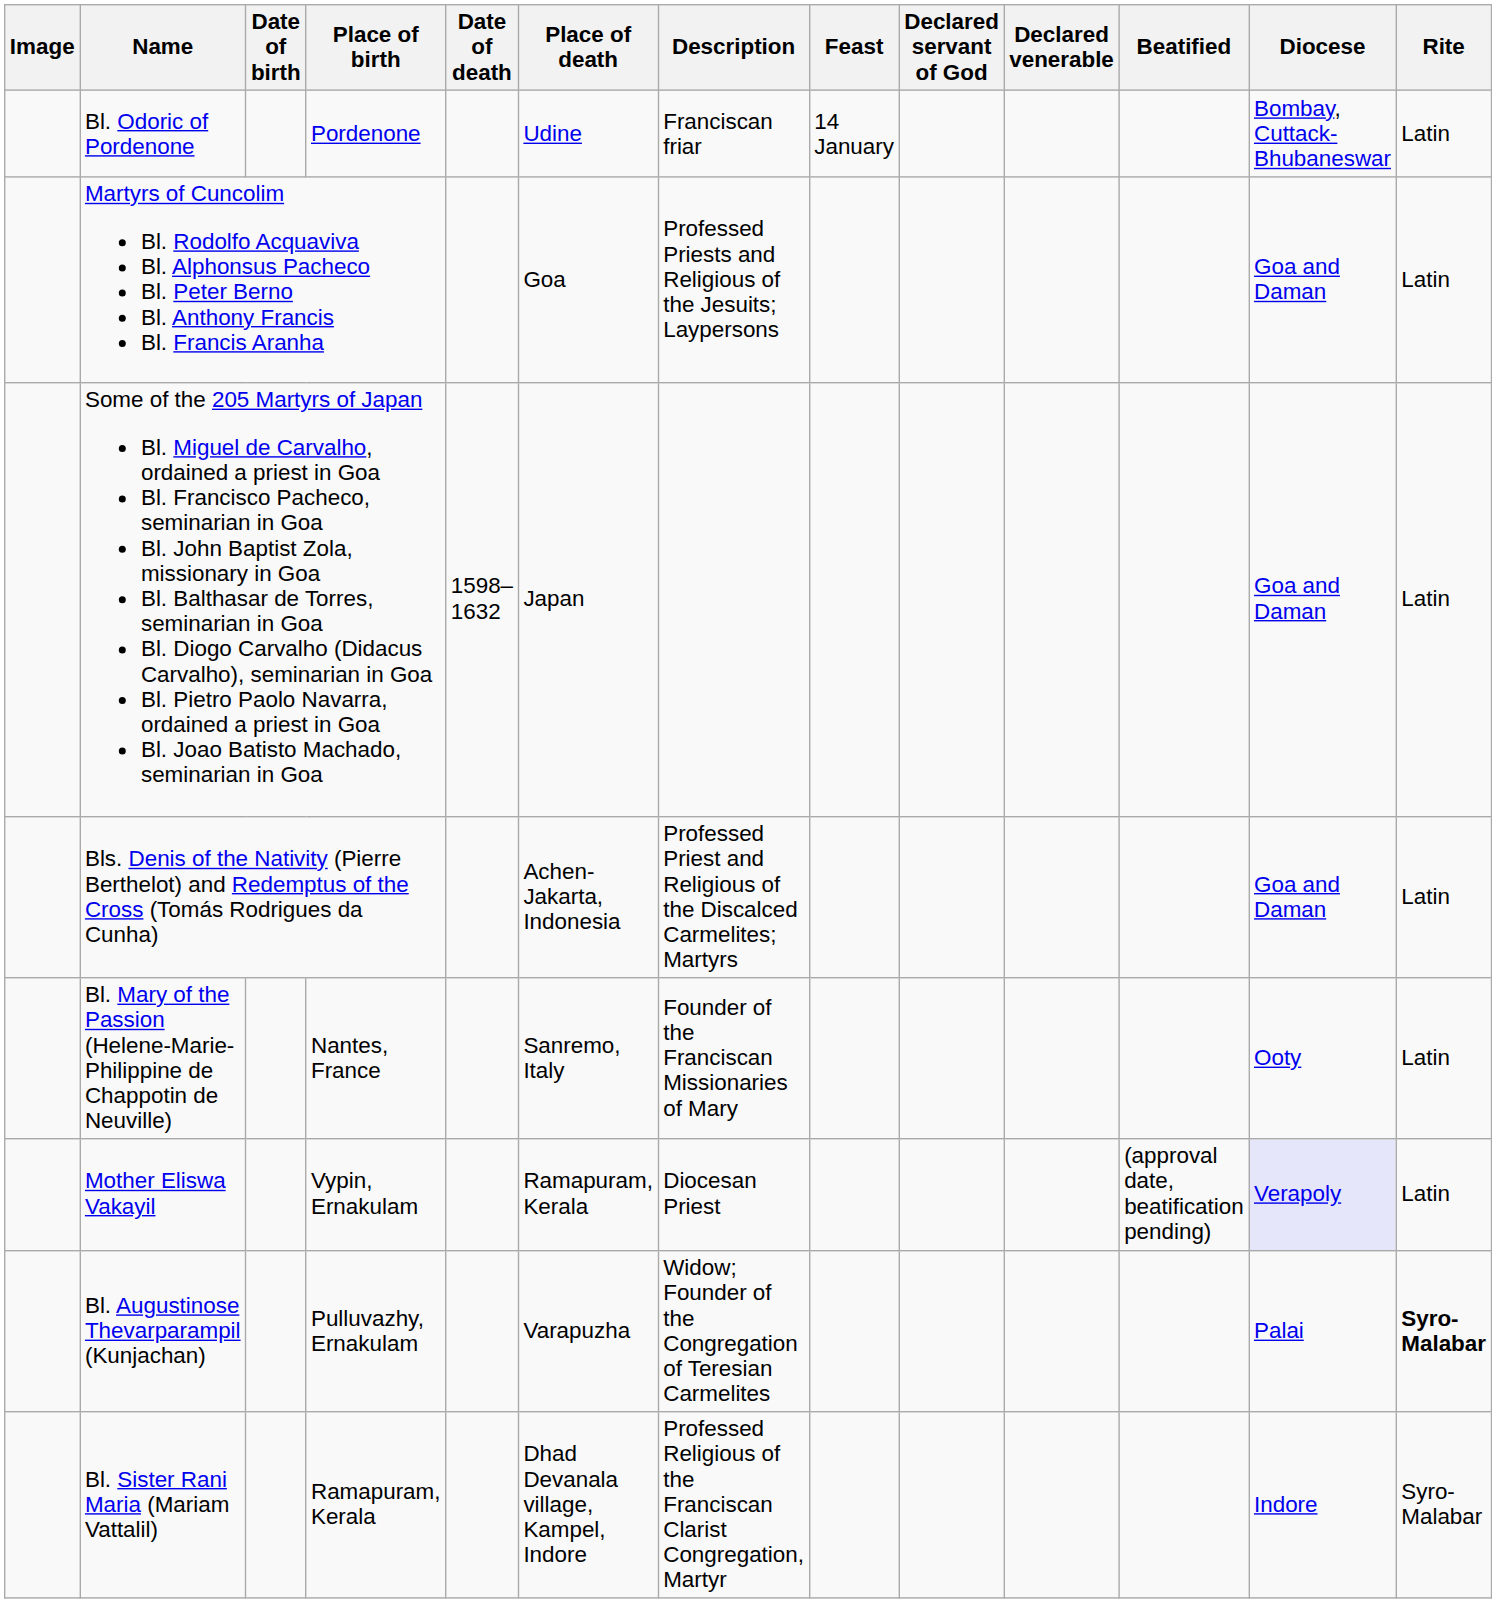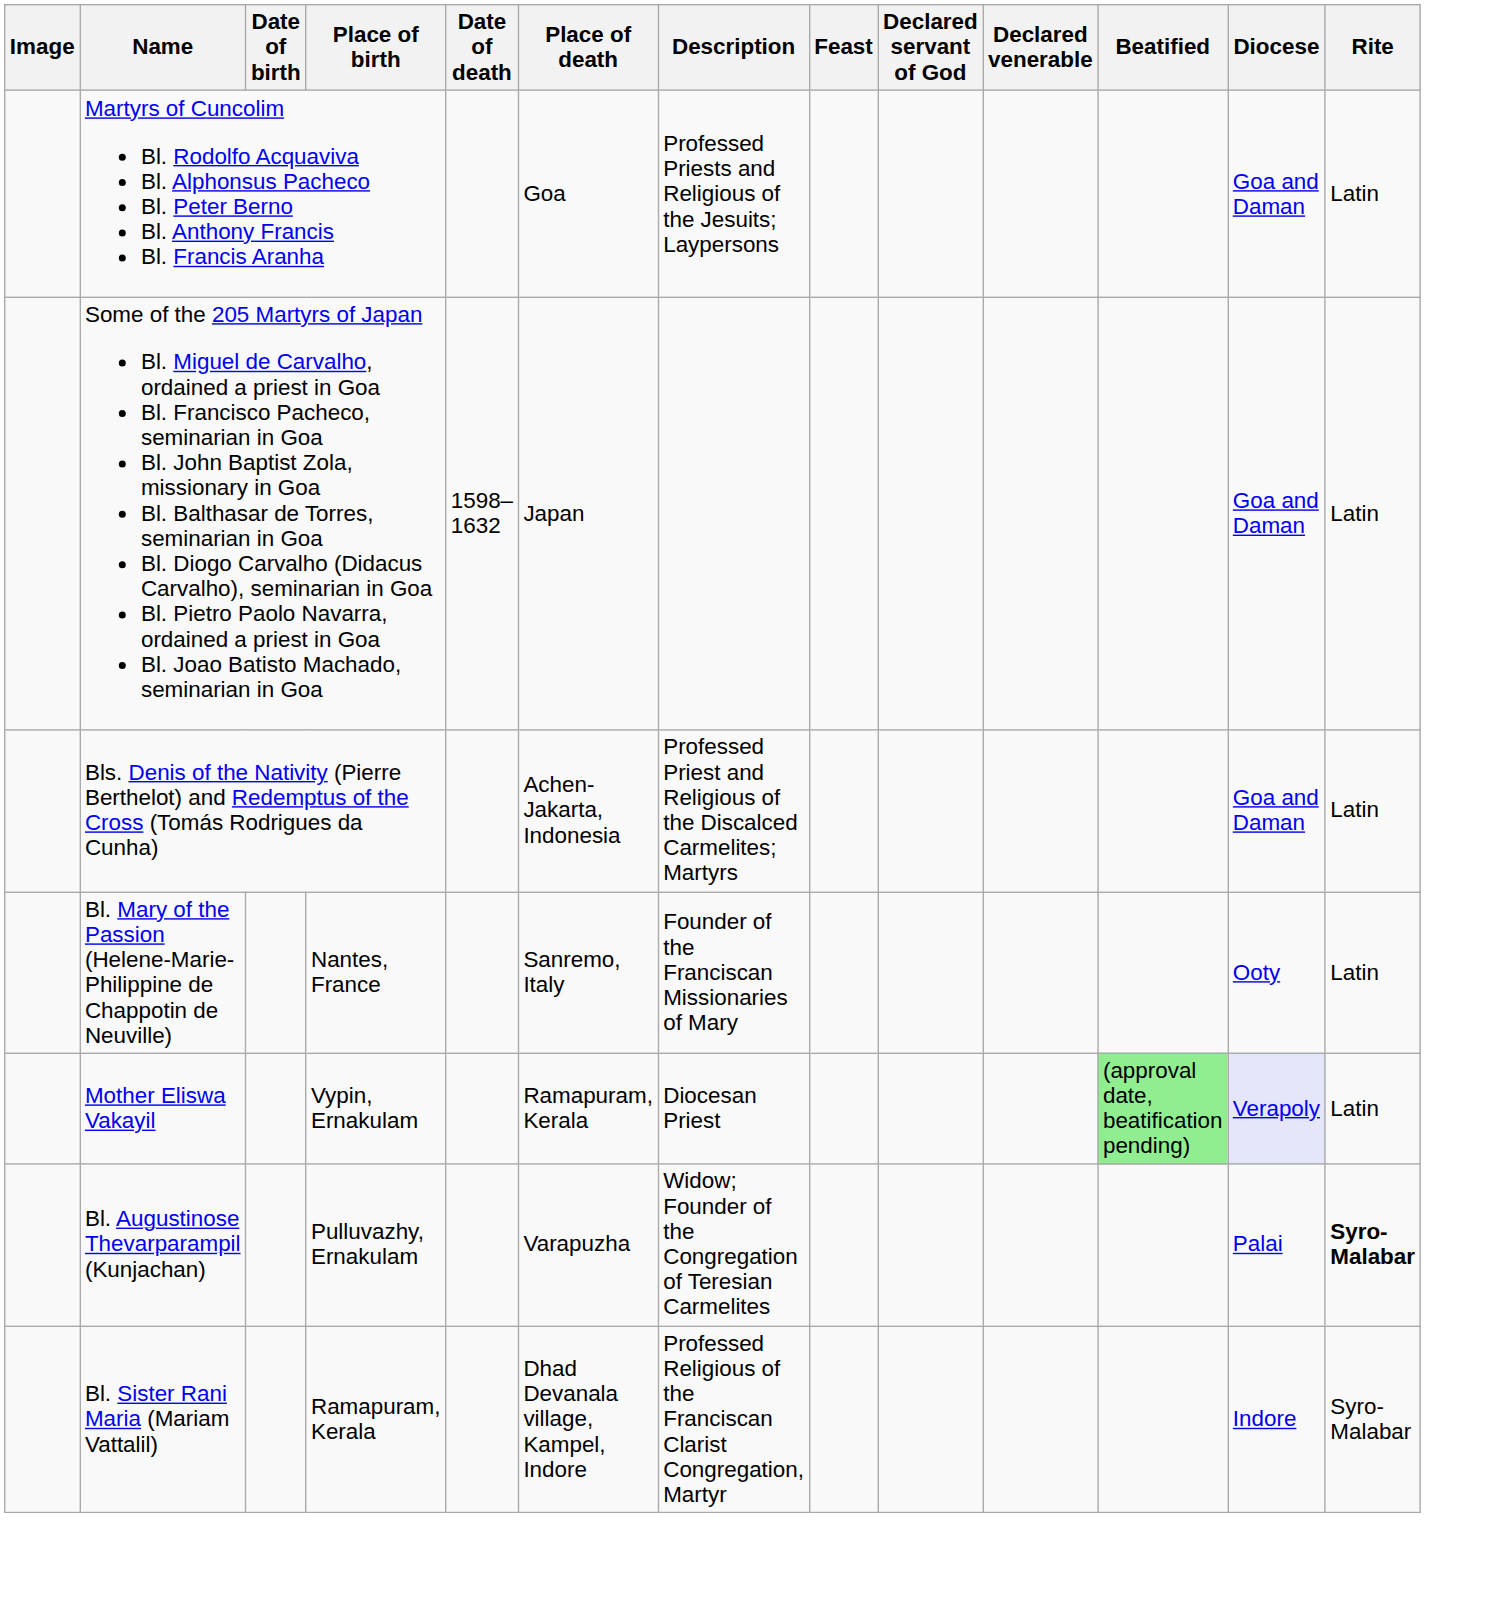- row: (147, 133)
(1184, 1194) no background -> (1163, 1108) lightgreen background
